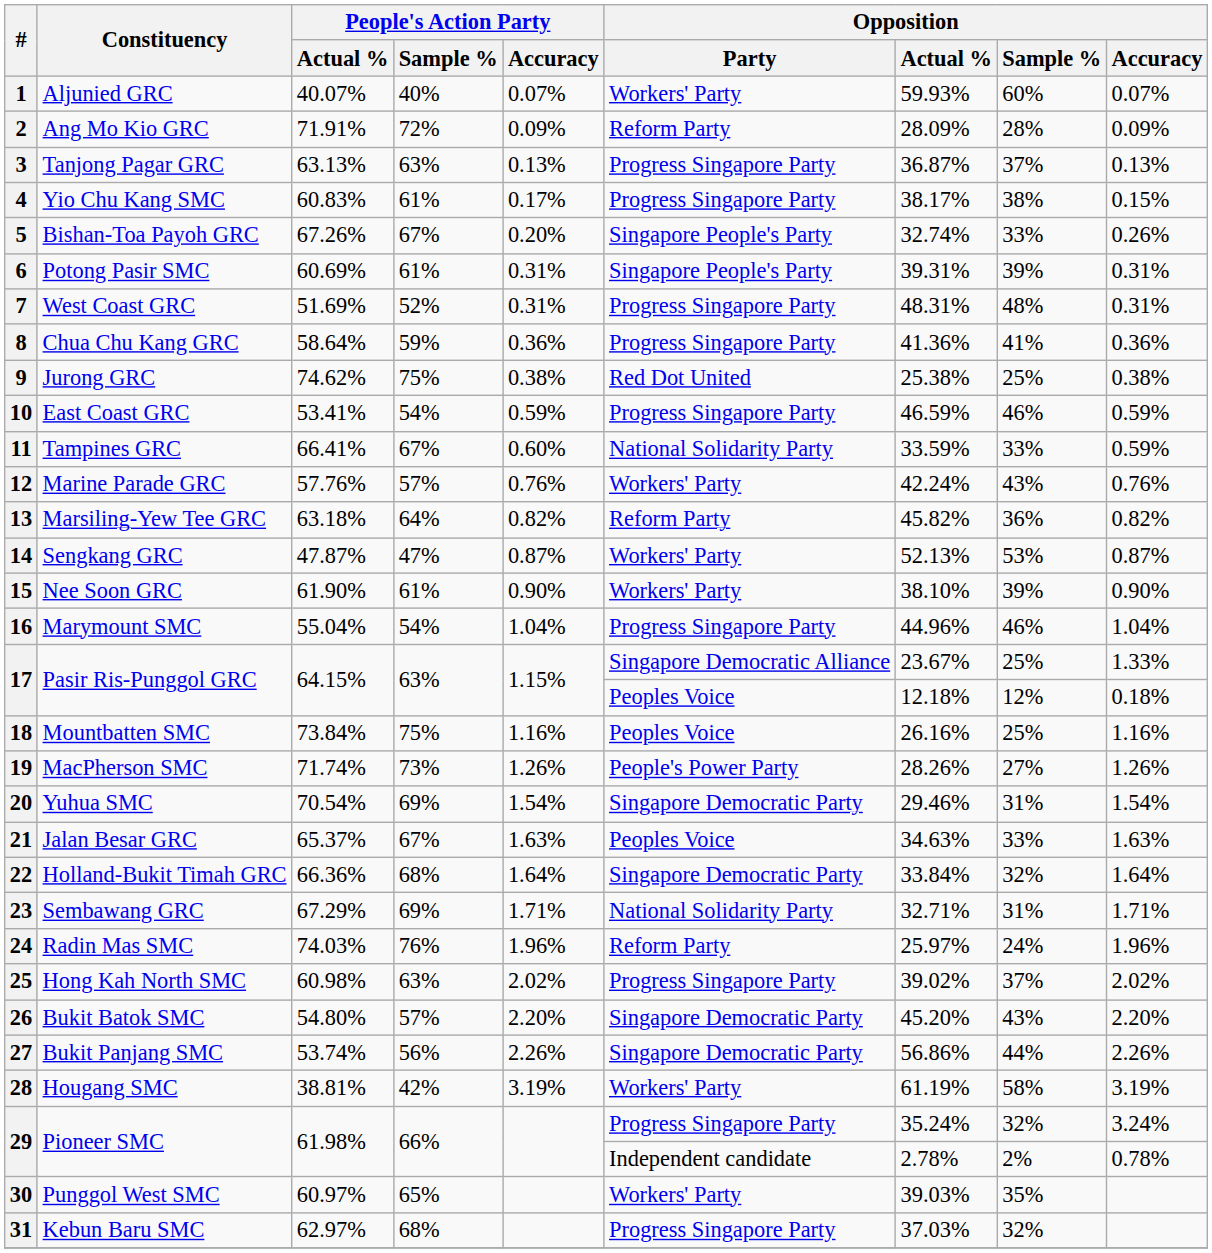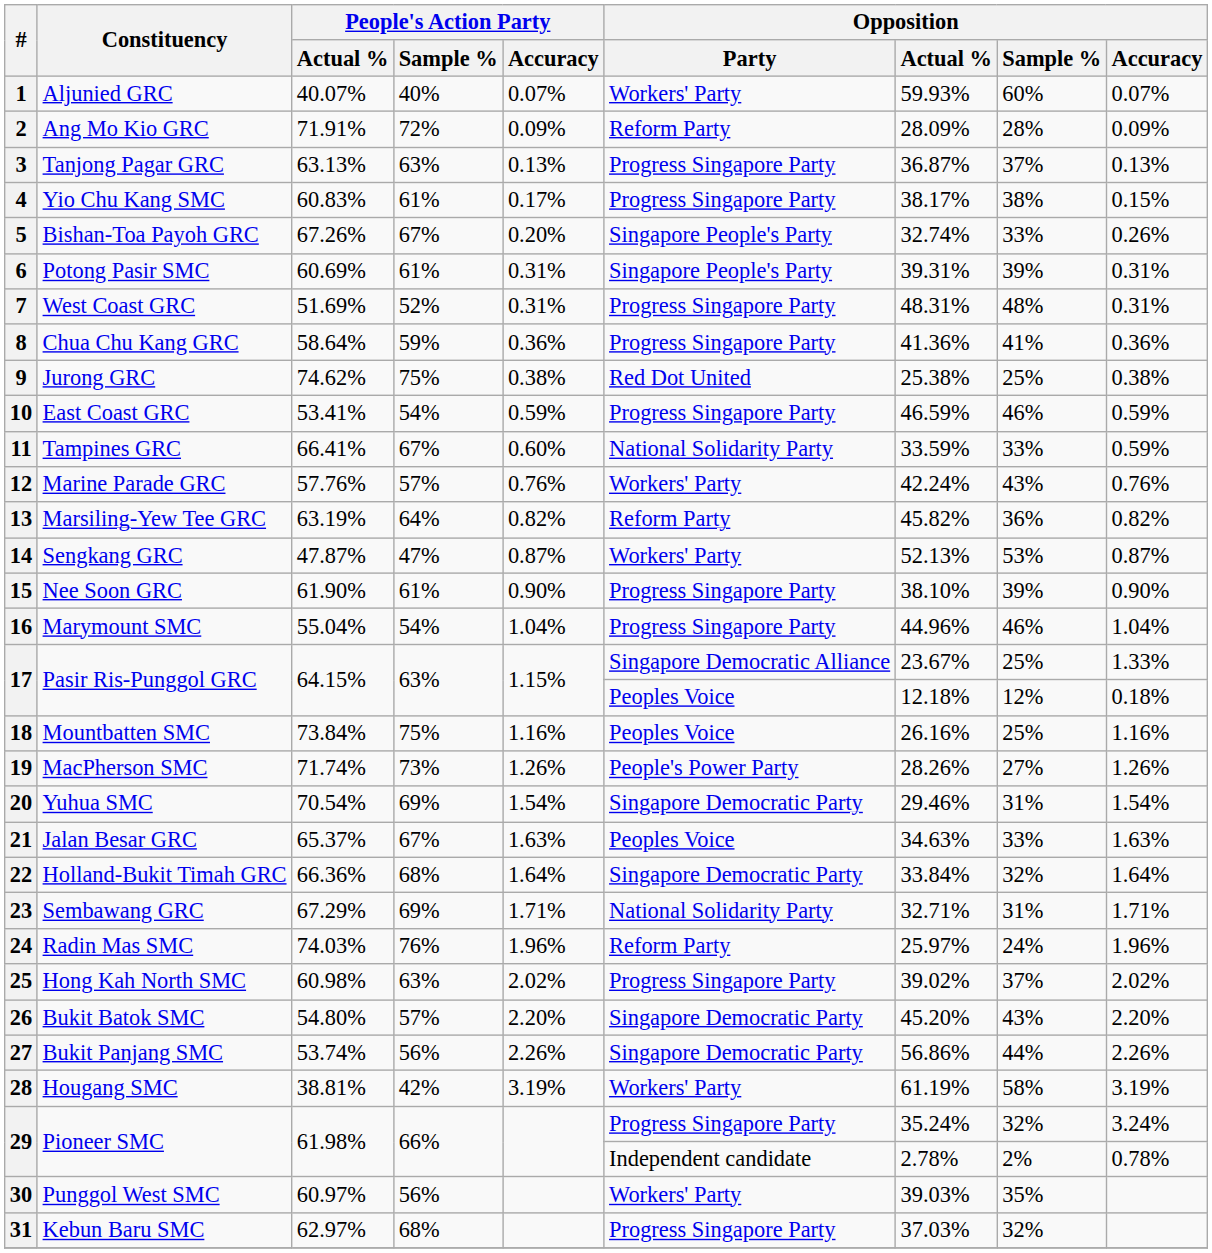(331, 519) 63.18% -> (331, 519) 63.19%
(675, 590) Workers' Party -> (722, 590) Progress Singapore Party
(419, 1194) 65% -> (419, 1194) 56%
